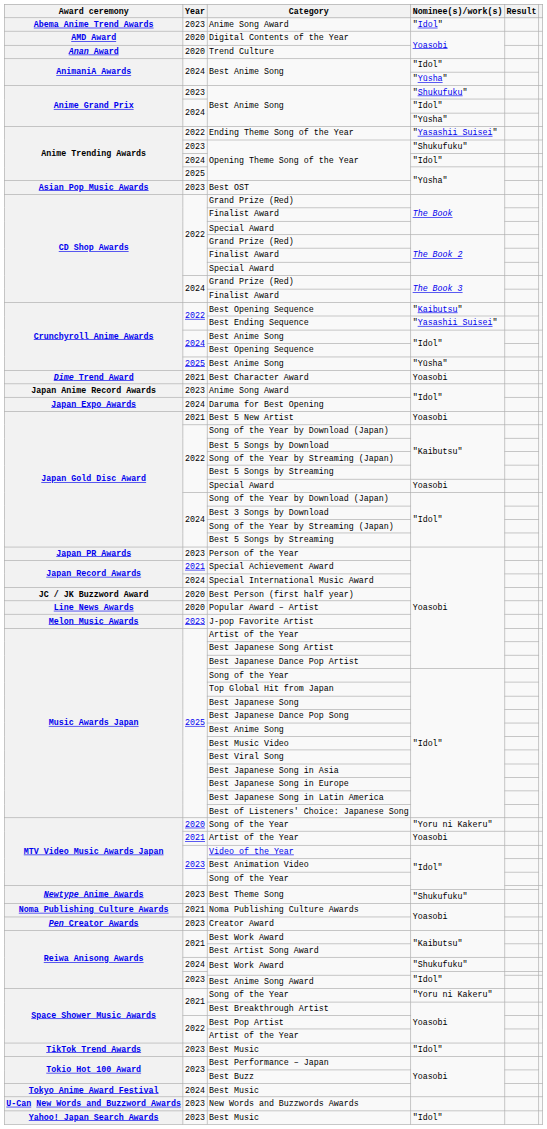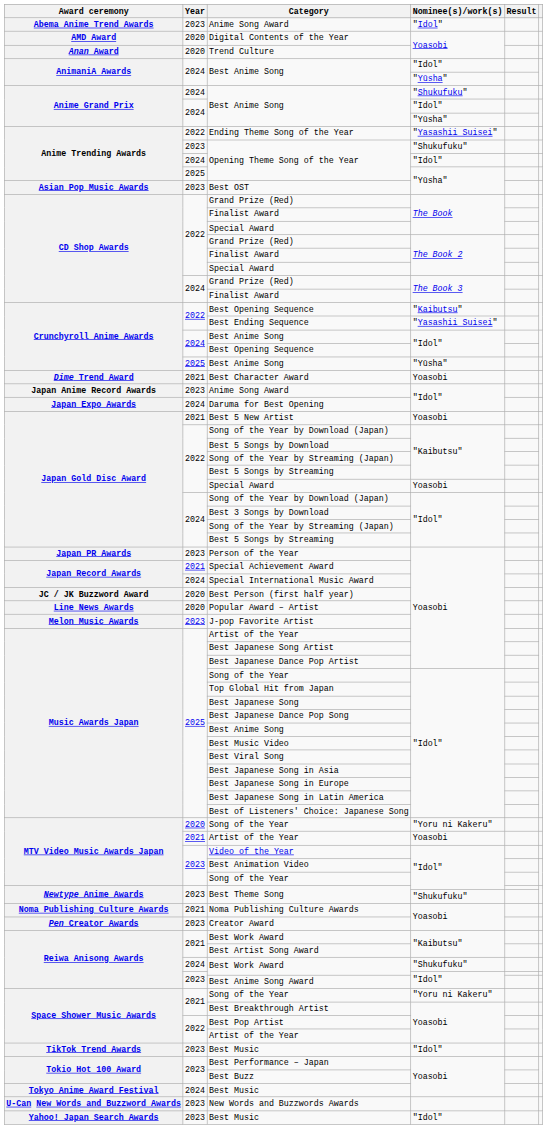(195, 92) 2023 -> (195, 92) 2024
